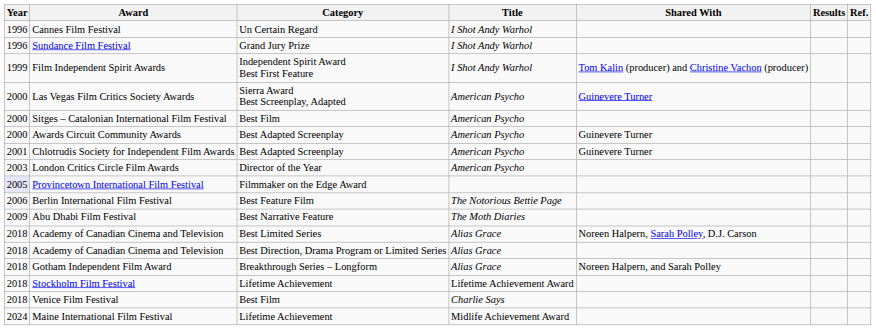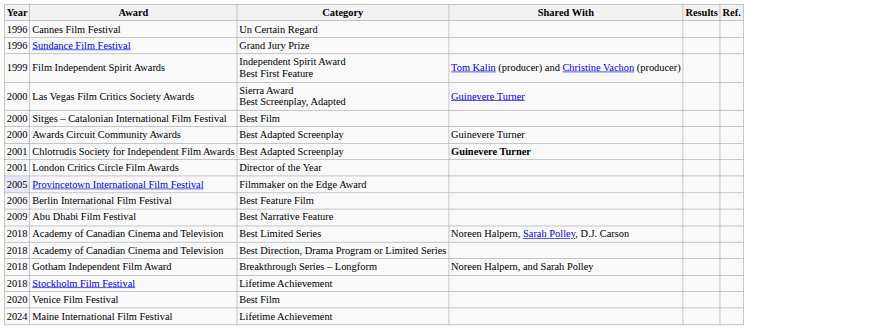- column: (512, 12)
(615, 151) normal -> (491, 151) bold
(17, 168) 2003 -> (17, 168) 2001
(17, 300) 2018 -> (17, 300) 2020
